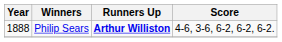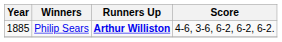(18, 28) 1888 -> (18, 28) 1885
